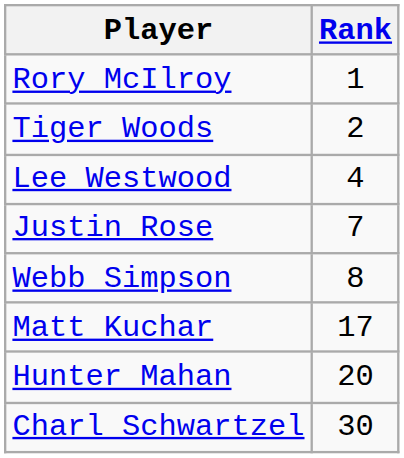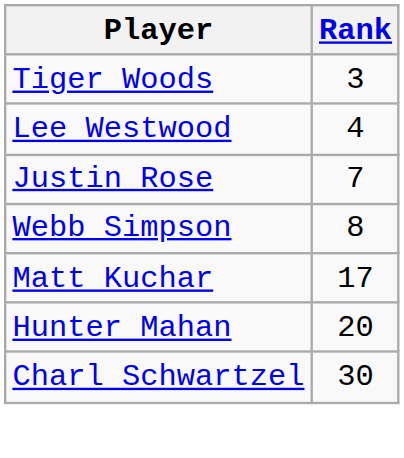- row: (122, 80)
(356, 129) 2 -> (356, 80) 3
